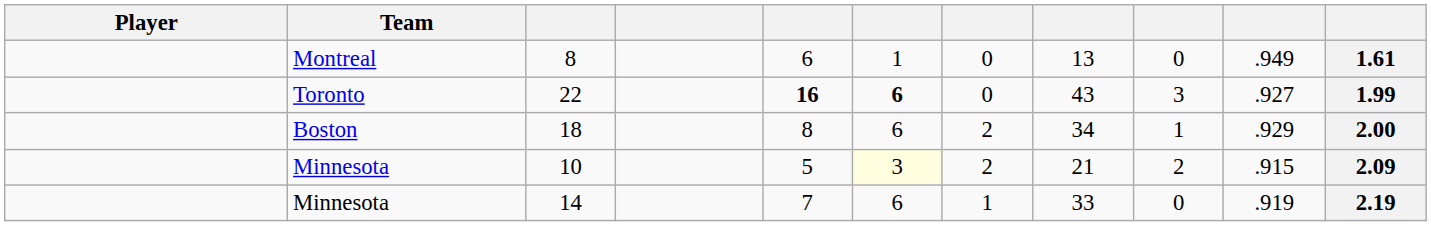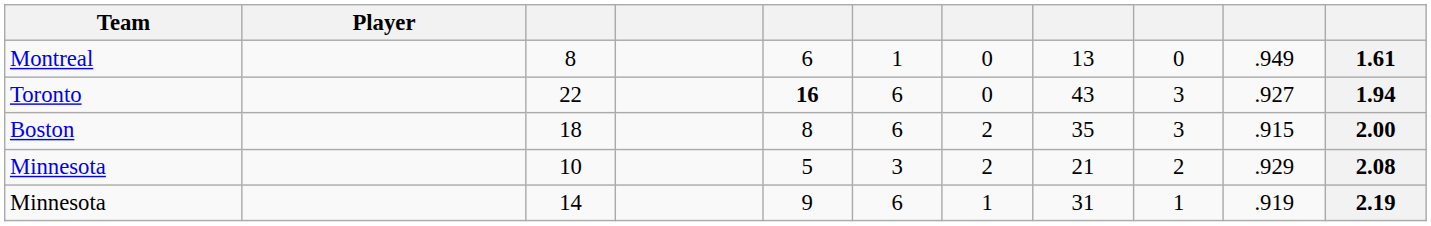columns swapped: (146, 22) <-> (407, 22)
(897, 94) bold -> (897, 94) normal
(1376, 94) 1.99 -> (1376, 94) 1.94
(1083, 130) 34 -> (1083, 130) 35
(1179, 130) 1 -> (1179, 130) 3
(1274, 130) .929 -> (1274, 130) .915
(897, 166) lightyellow background -> (897, 166) no background
(1274, 166) .915 -> (1274, 166) .929
(1376, 166) 2.09 -> (1376, 166) 2.08
(807, 202) 7 -> (807, 202) 9
(1083, 202) 33 -> (1083, 202) 31
(1179, 202) 0 -> (1179, 202) 1
